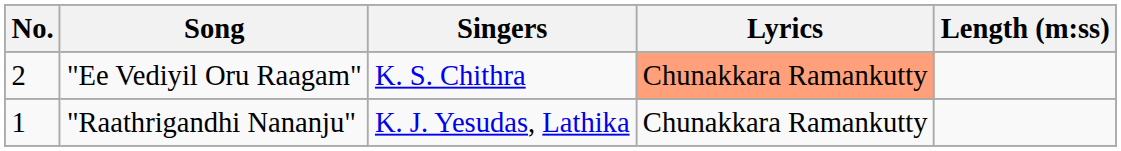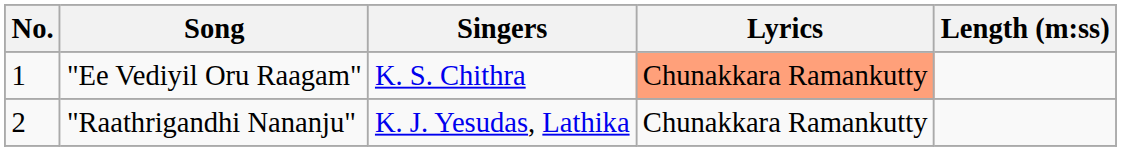(19, 75) 2 -> (19, 75) 1
(19, 122) 1 -> (19, 122) 2
